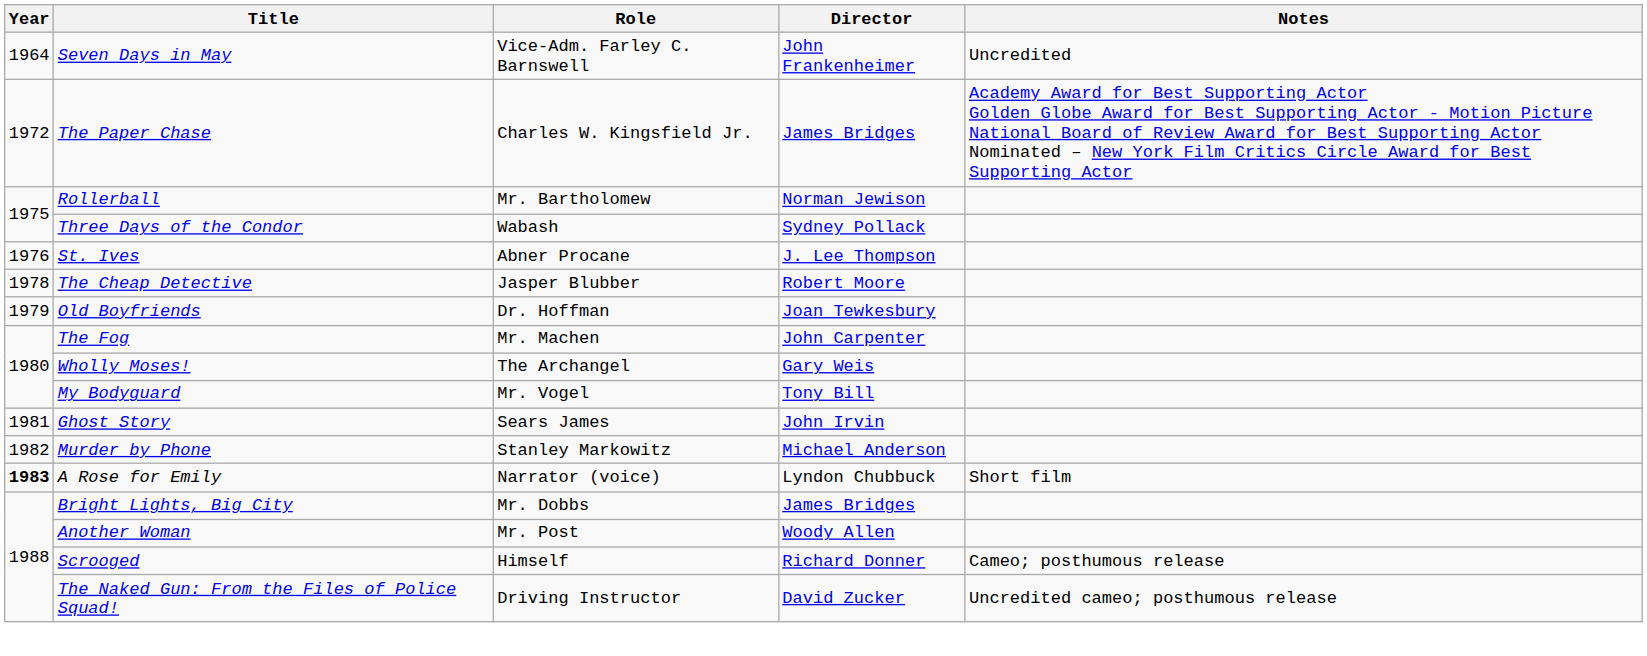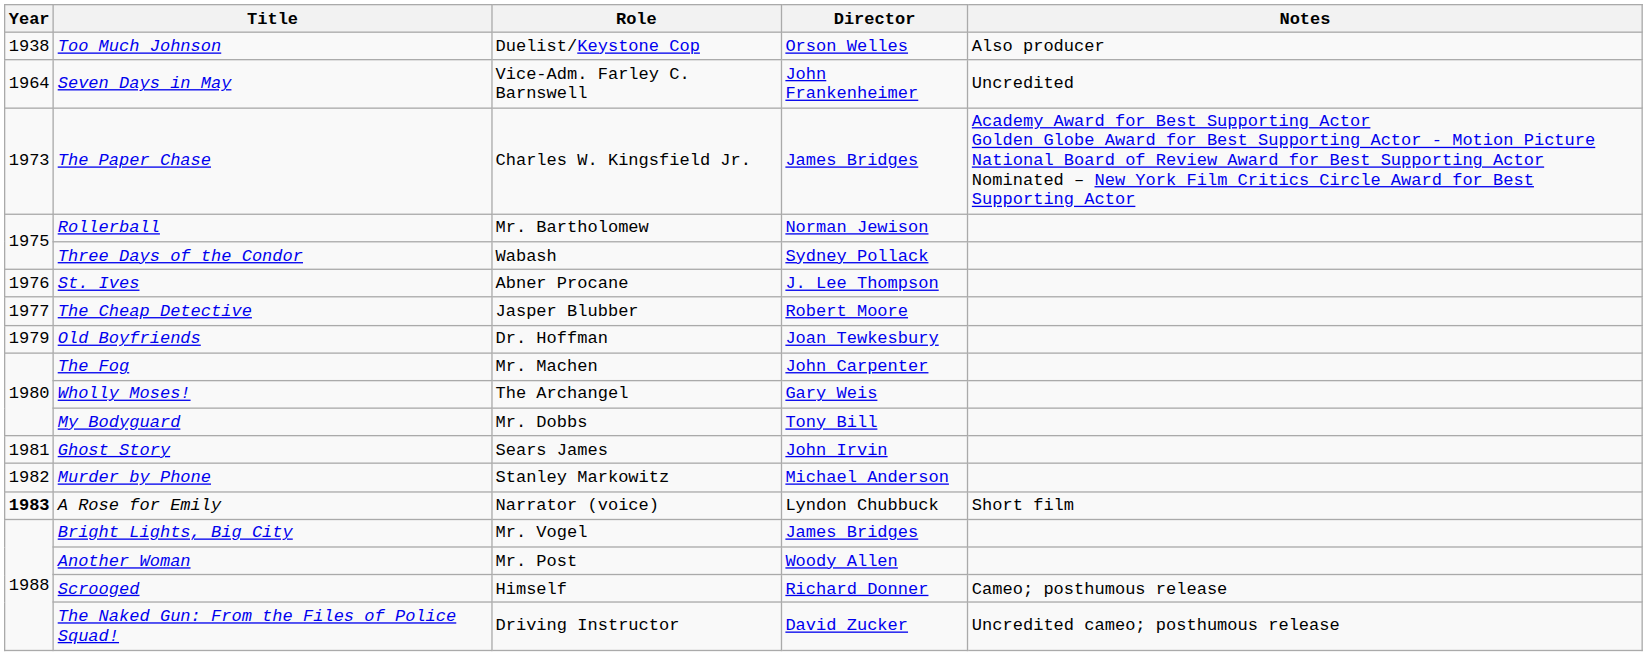+ row: (139, 46)
(29, 133) 1972 -> (29, 161) 1973
(29, 283) 1978 -> (29, 311) 1977
(543, 394) Mr. Vogel -> (541, 422) Mr. Dobbs
(543, 505) Mr. Dobbs -> (541, 533) Mr. Vogel
